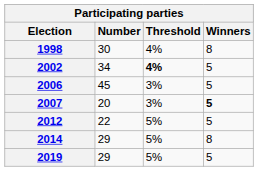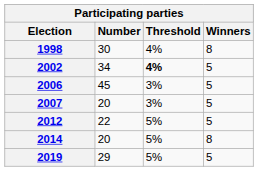(209, 103) bold -> (209, 103) normal
(104, 139) 29 -> (104, 139) 20
